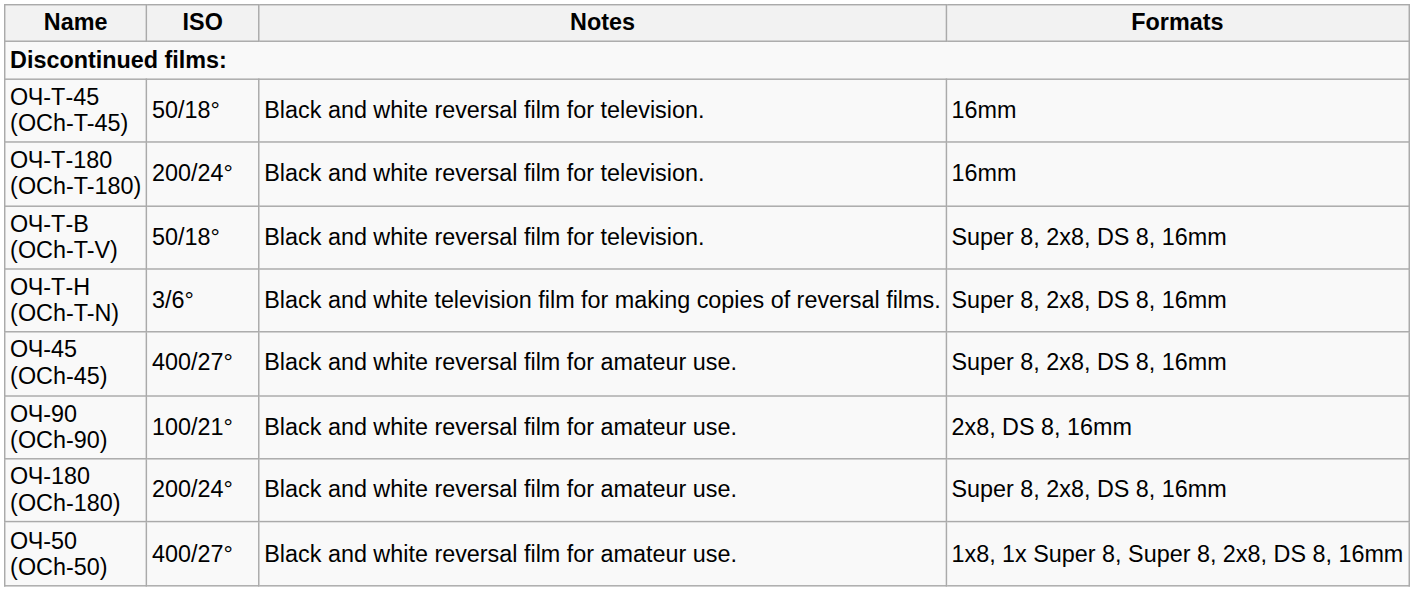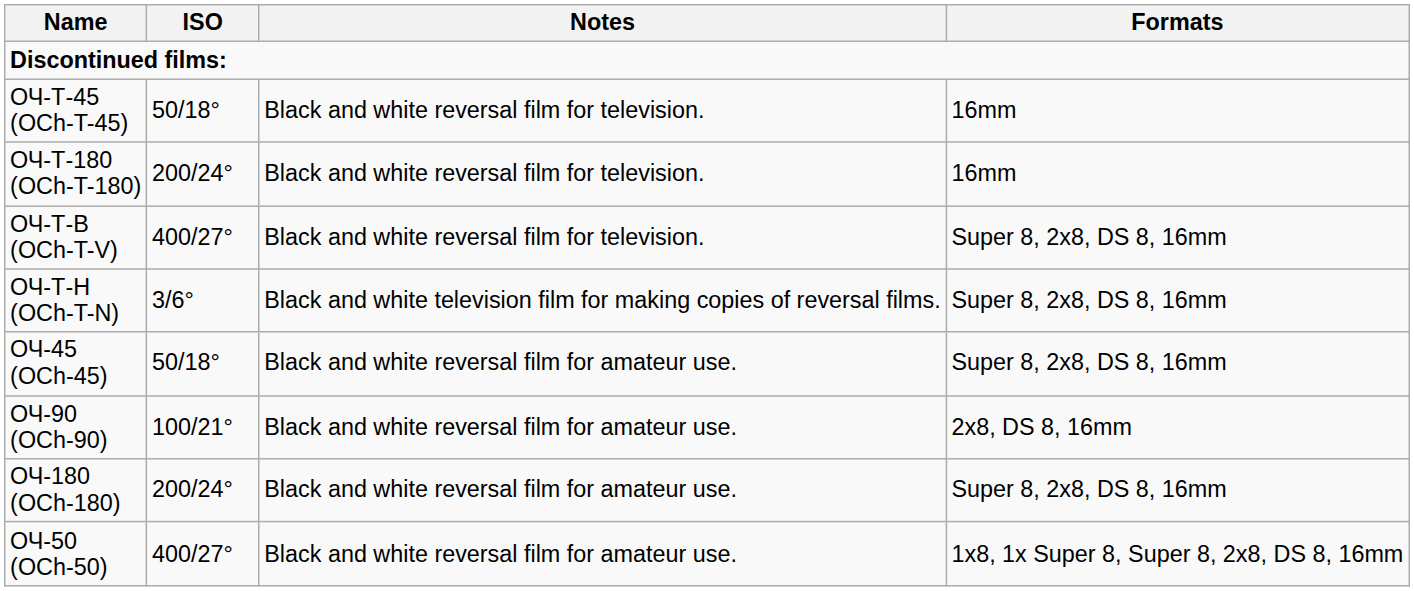(186, 236) 50/18° -> (192, 236) 400/27°
(192, 363) 400/27° -> (186, 363) 50/18°
